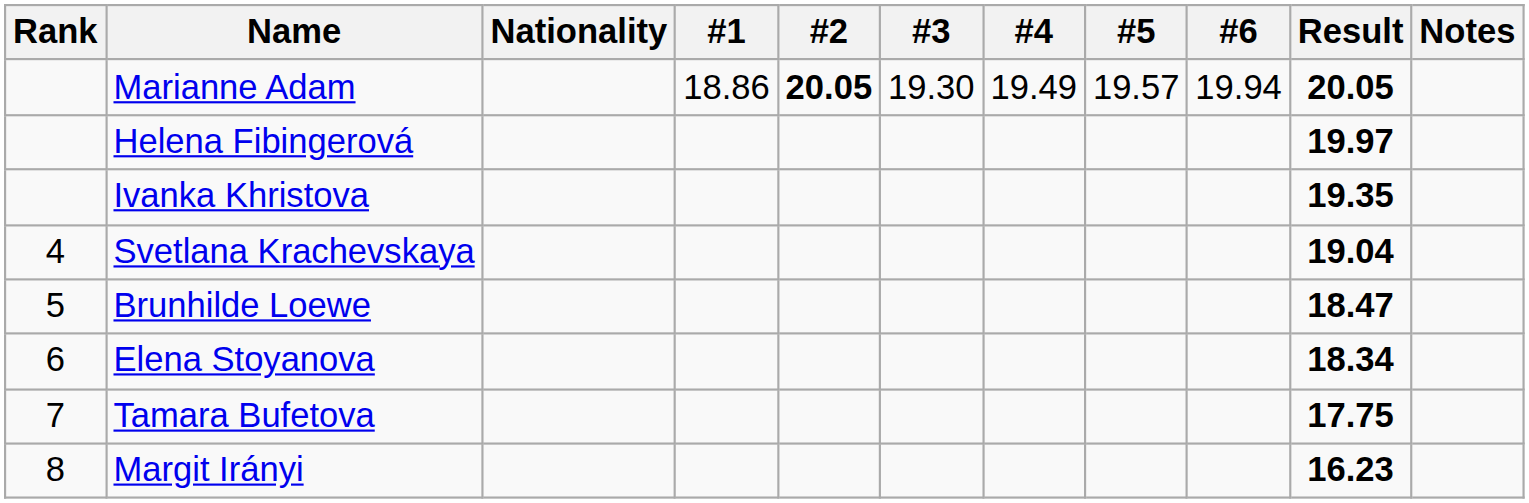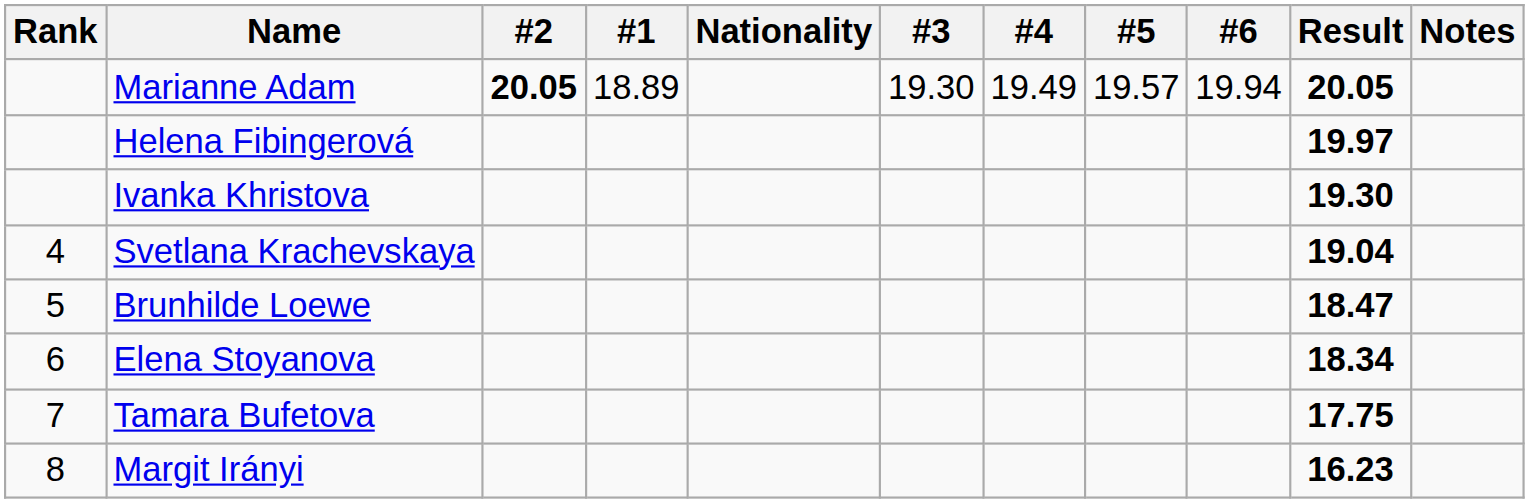columns swapped: (579, 31) <-> (829, 31)
(726, 86) 18.86 -> (636, 86) 18.89
(1351, 196) 19.35 -> (1351, 196) 19.30
